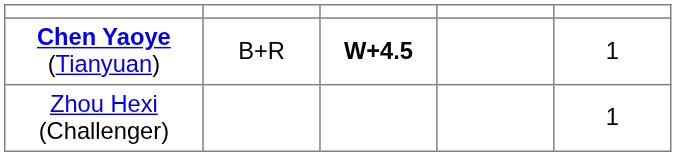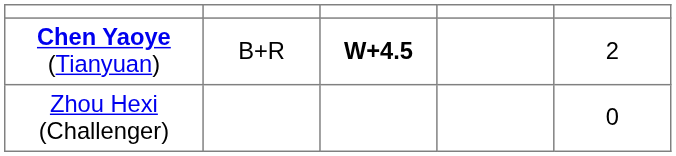(612, 51) 1 -> (612, 51) 2
(612, 117) 1 -> (612, 117) 0
